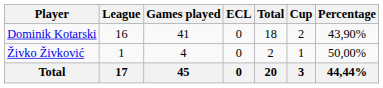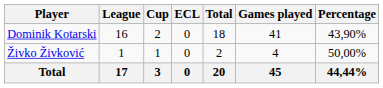columns swapped: (301, 14) <-> (183, 14)
